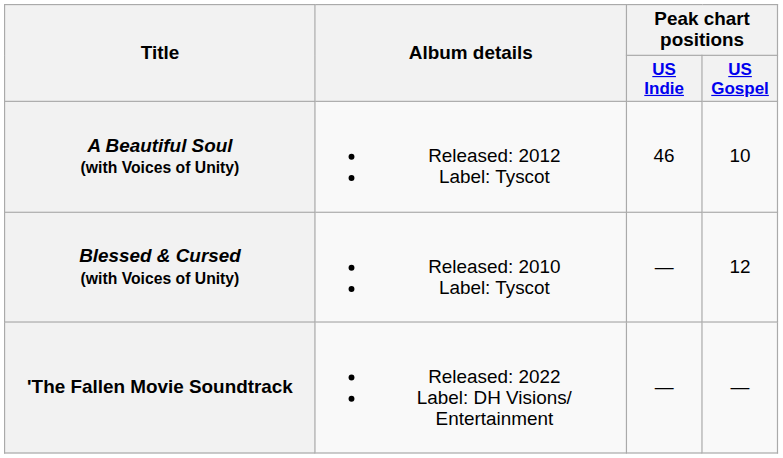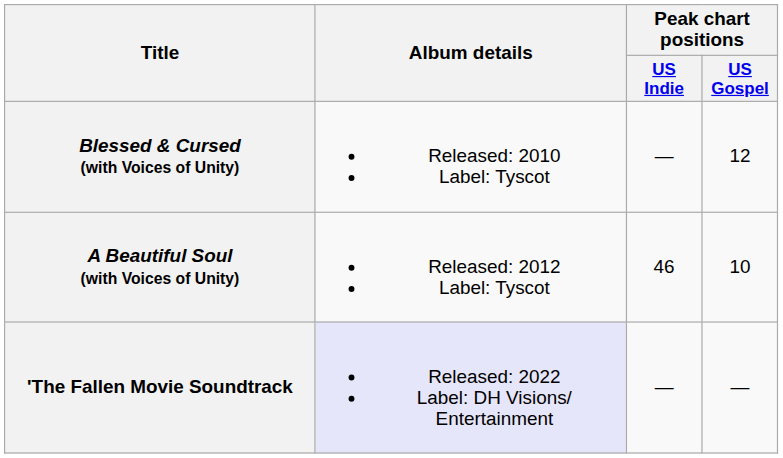rows swapped: (160, 266) <-> (160, 156)
(471, 398) no background -> (471, 398) lavender background
